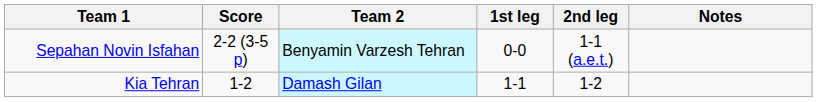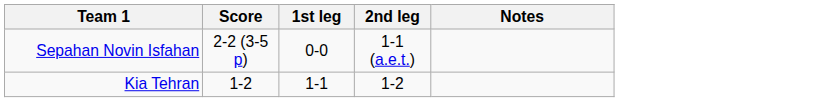- column: (378, 16)
